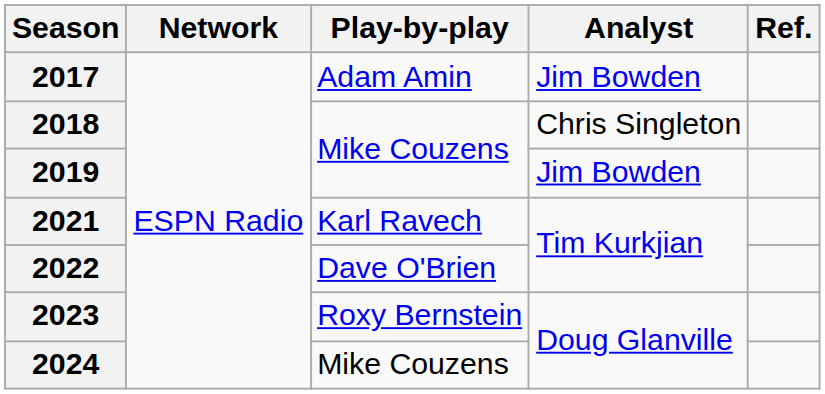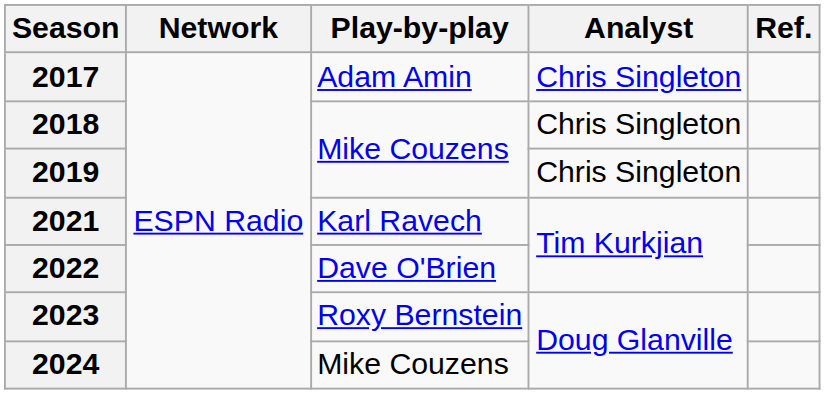(619, 76) Jim Bowden -> (639, 76) Chris Singleton
(619, 172) Jim Bowden -> (639, 172) Chris Singleton
